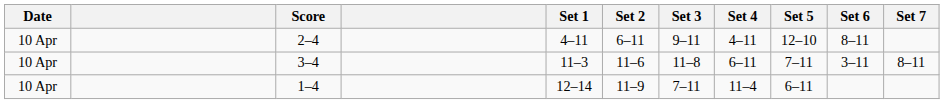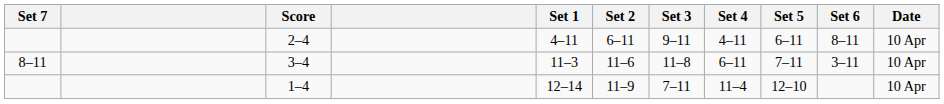columns swapped: (38, 16) <-> (911, 16)
(799, 40) 12–10 -> (789, 40) 6–11
(799, 87) 6–11 -> (789, 87) 12–10
